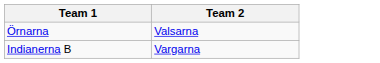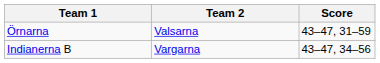+ column: (337, 13)
